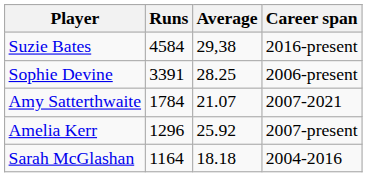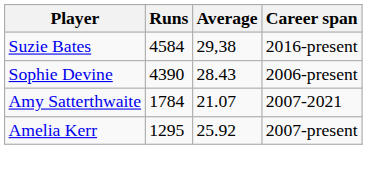(167, 74) 3391 -> (167, 74) 4390
(216, 74) 28.25 -> (216, 74) 28.43
(167, 130) 1296 -> (167, 130) 1295
- row: (71, 158)
